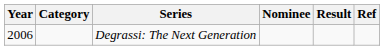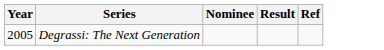- column: (64, 14)
(20, 34) 2006 -> (20, 34) 2005
